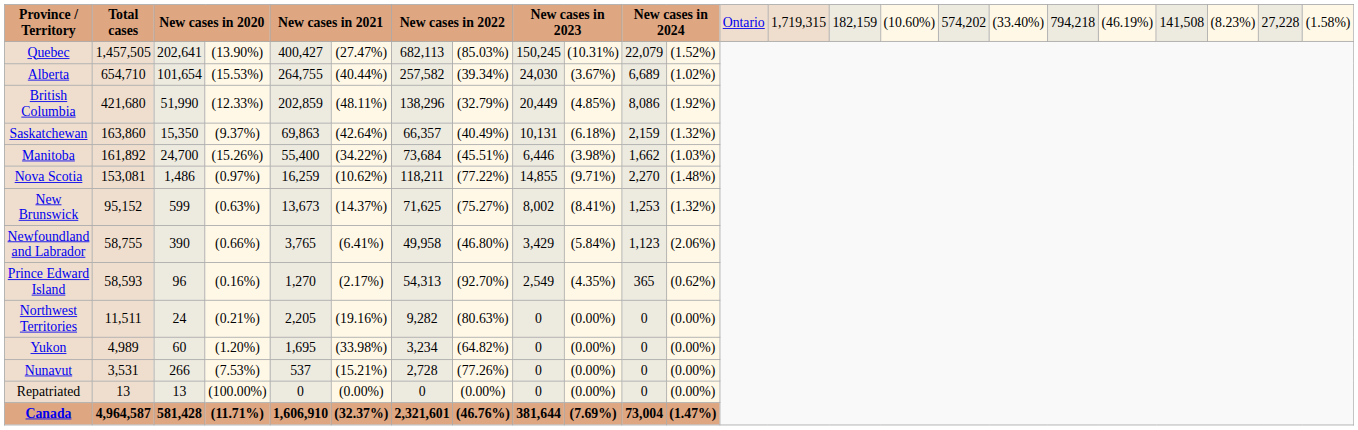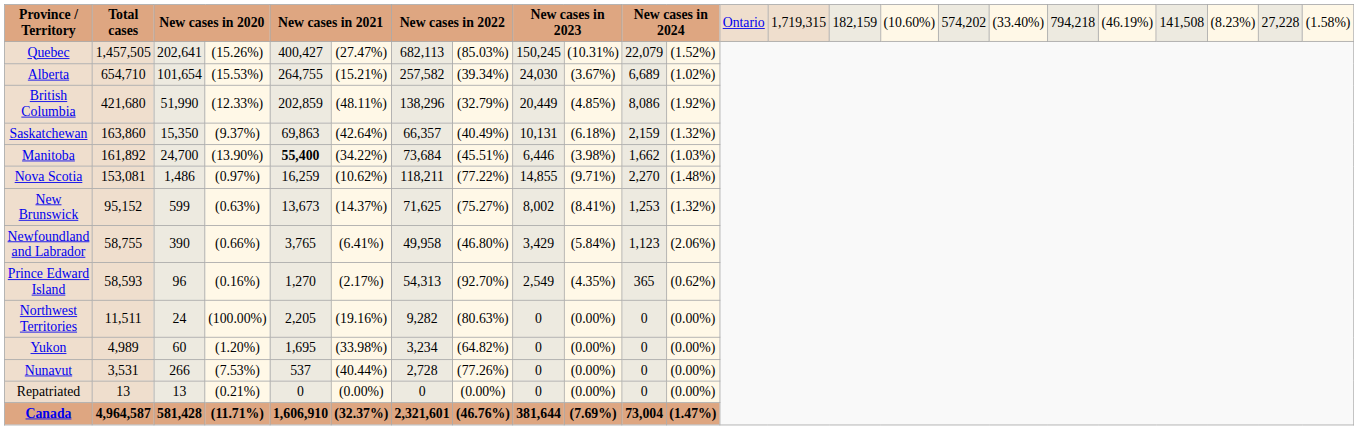(237, 52) (13.90%) -> (237, 52) (15.26%)
(361, 74) (40.44%) -> (361, 74) (15.21%)
(237, 155) (15.26%) -> (237, 155) (13.90%)
(300, 155) normal -> (300, 155) bold
(237, 318) (0.21%) -> (237, 318) (100.00%)
(361, 370) (15.21%) -> (361, 370) (40.44%)
(237, 391) (100.00%) -> (237, 391) (0.21%)
